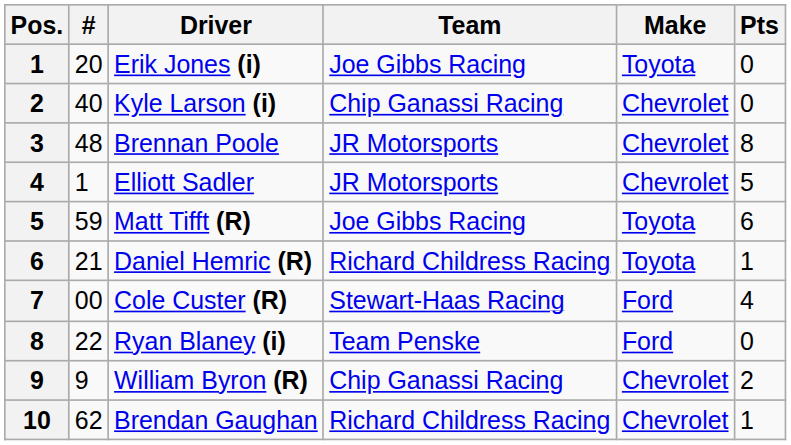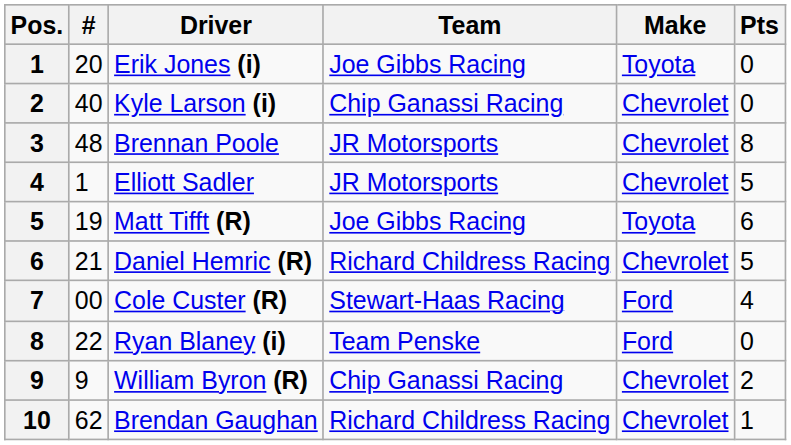(89, 222) 59 -> (89, 222) 19
(659, 262) Toyota -> (675, 262) Chevrolet
(747, 262) 1 -> (747, 262) 5
